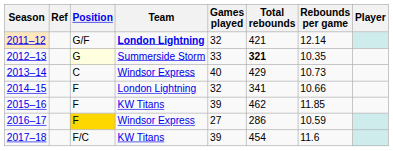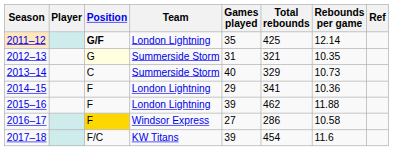columns swapped: (370, 18) <-> (60, 18)
(81, 40) normal -> (95, 40) bold
(161, 40) bold -> (171, 40) normal
(216, 40) 32 -> (230, 40) 35
(257, 40) 421 -> (272, 40) 425
(216, 56) 33 -> (230, 56) 31
(257, 56) bold -> (272, 56) normal
(156, 72) Windsor Express -> (176, 72) Summerside Storm
(257, 72) 429 -> (272, 72) 329
(216, 89) 32 -> (230, 89) 29
(313, 89) 10.66 -> (327, 89) 10.36
(141, 105) KW Titans -> (171, 105) London Lightning
(313, 105) 11.85 -> (327, 105) 11.88
(313, 121) 10.59 -> (327, 121) 10.58
